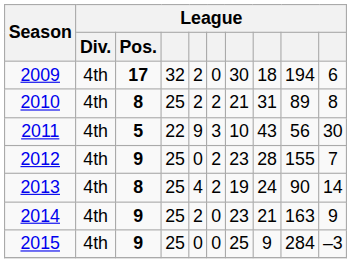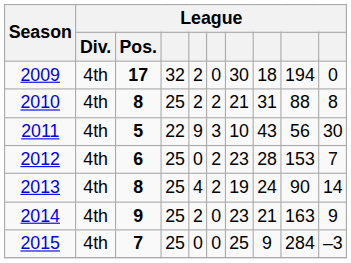(333, 74) 6 -> (333, 74) 0
(300, 103) 89 -> (300, 103) 88
(138, 159) 9 -> (138, 159) 6
(300, 159) 155 -> (300, 159) 153
(138, 243) 9 -> (138, 243) 7
